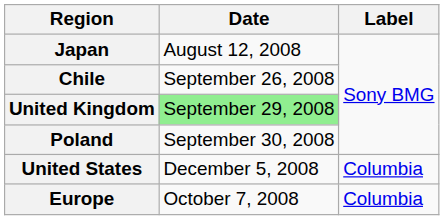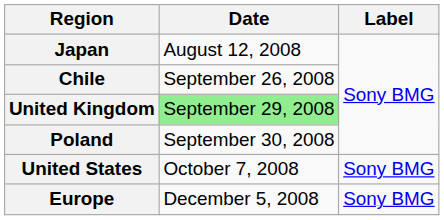(241, 169) December 5, 2008 -> (231, 169) October 7, 2008
(383, 169) Columbia -> (389, 169) Sony BMG
(231, 199) October 7, 2008 -> (241, 199) December 5, 2008
(383, 199) Columbia -> (389, 199) Sony BMG
